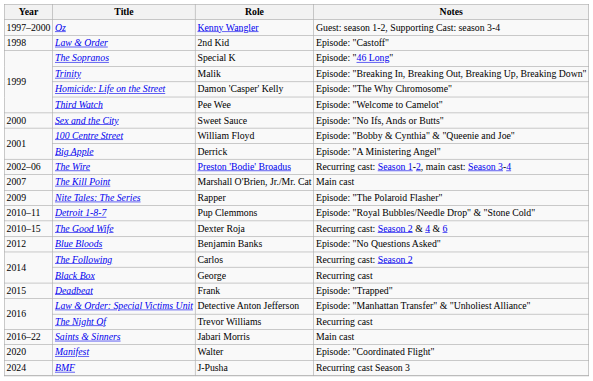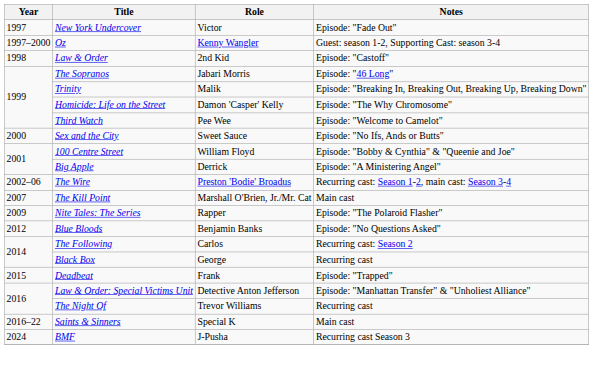+ row: (98, 27)
(217, 58) Special K -> (224, 74) Jabari Morris
- row: (81, 213)
- row: (84, 228)
(224, 337) Jabari Morris -> (217, 321) Special K
- row: (72, 352)
